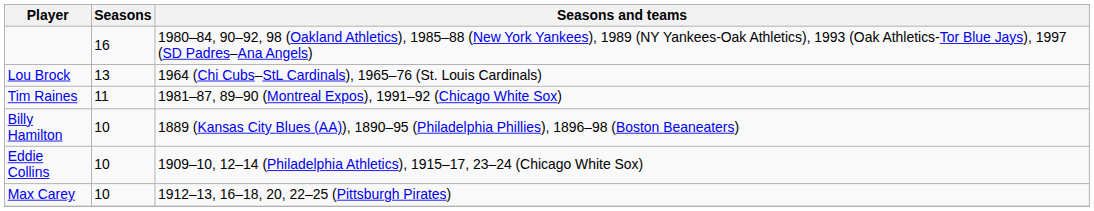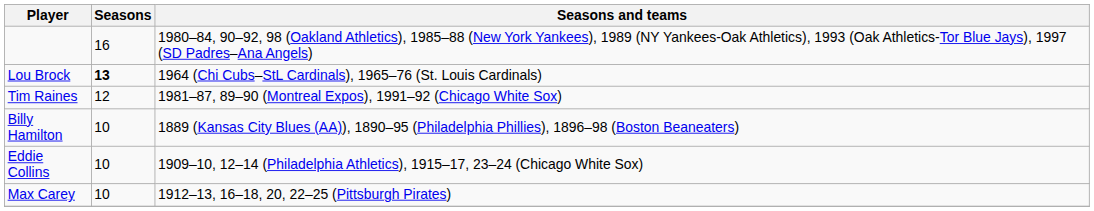(102, 75) normal -> (102, 75) bold
(101, 97) 11 -> (102, 97) 12
